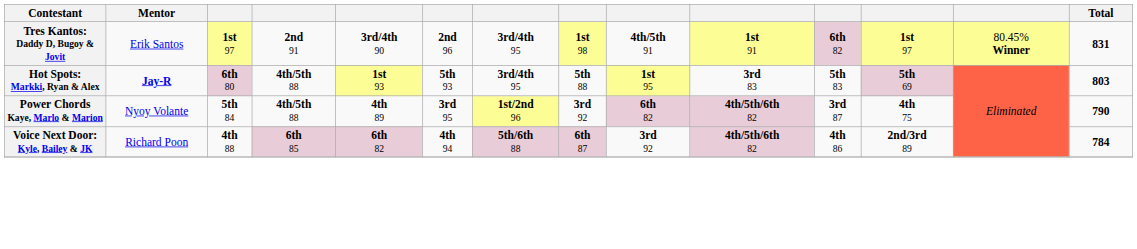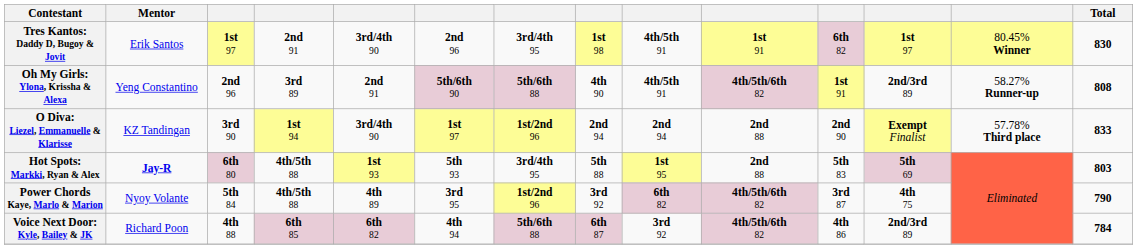(1101, 44) 831 -> (1103, 44) 830
+ row: (55, 87)
+ row: (55, 130)
(752, 80) 3rd 83 -> (759, 167) 2nd 88
